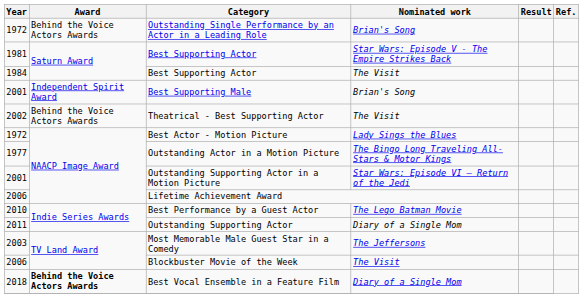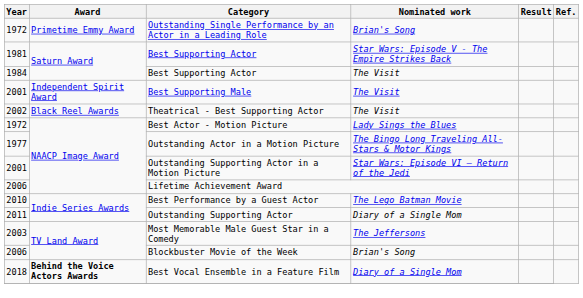(72, 30) Behind the Voice Actors Awards -> (83, 30) Primetime Emmy Award
(384, 92) Brian's Song -> (376, 92) The Visit
(72, 116) Behind the Voice Actors Awards -> (75, 111) Black Reel Awards
(376, 262) The Visit -> (384, 253) Brian's Song
